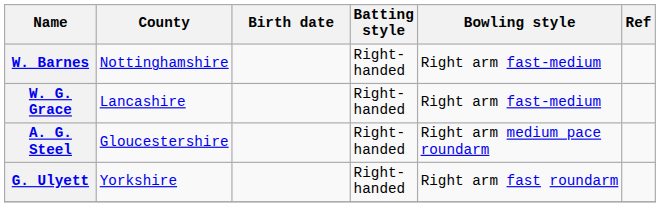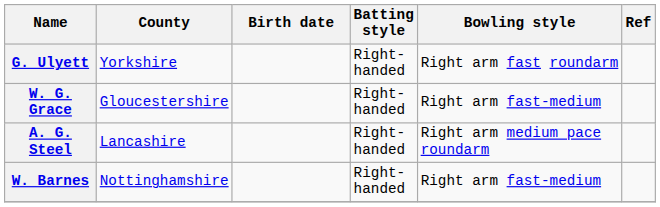rows swapped: (50, 64) <-> (50, 182)
(143, 103) Lancashire -> (164, 103) Gloucestershire
(164, 143) Gloucestershire -> (143, 143) Lancashire
